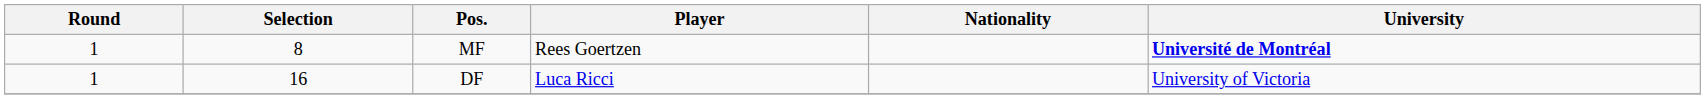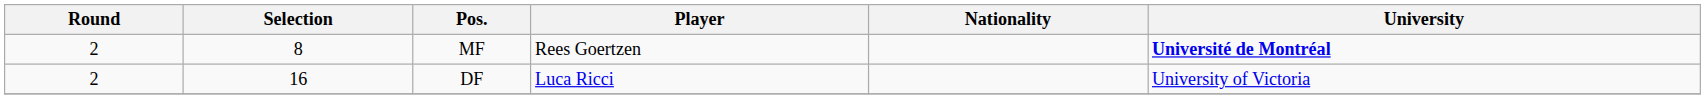(94, 49) 1 -> (94, 49) 2
(94, 79) 1 -> (94, 79) 2
